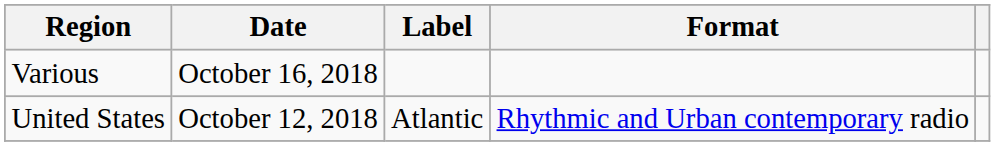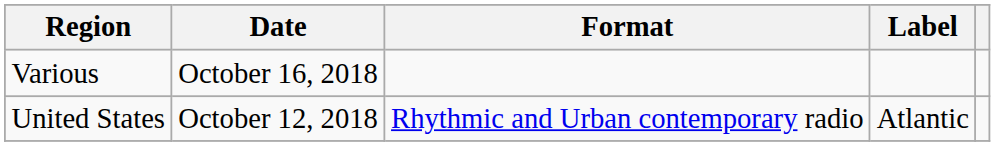columns swapped: (733, 27) <-> (437, 27)
